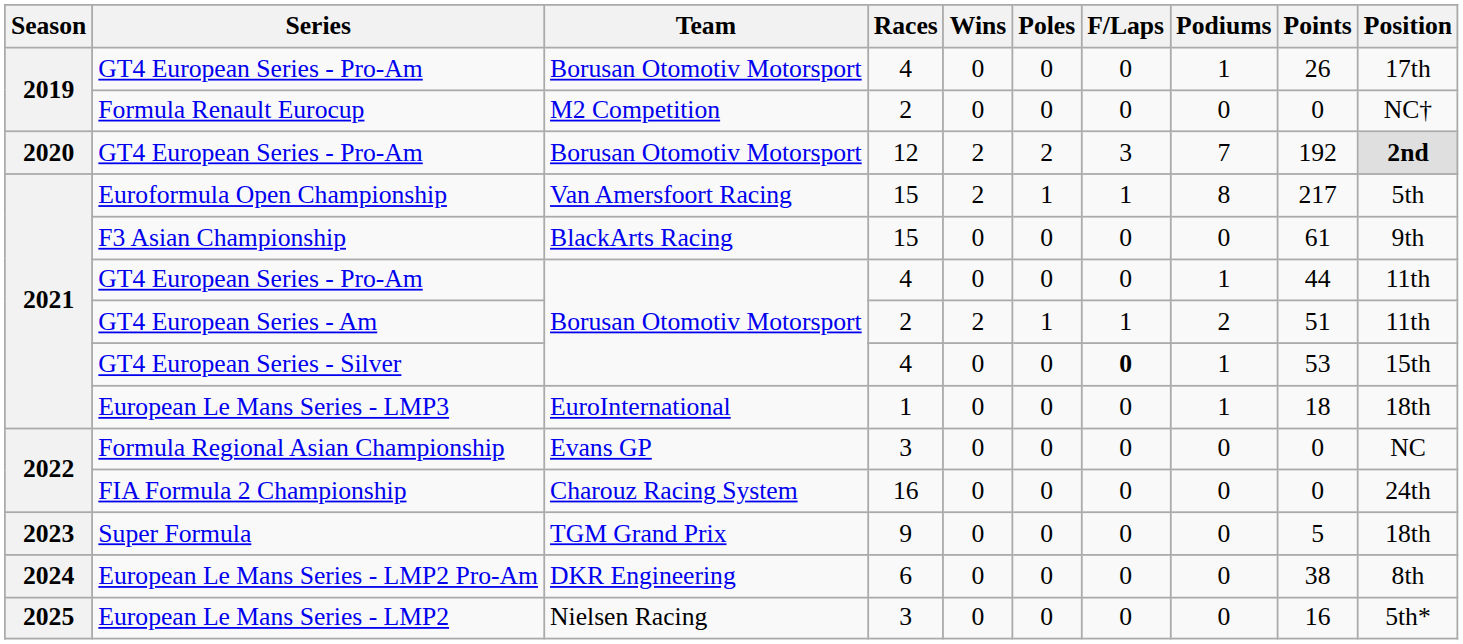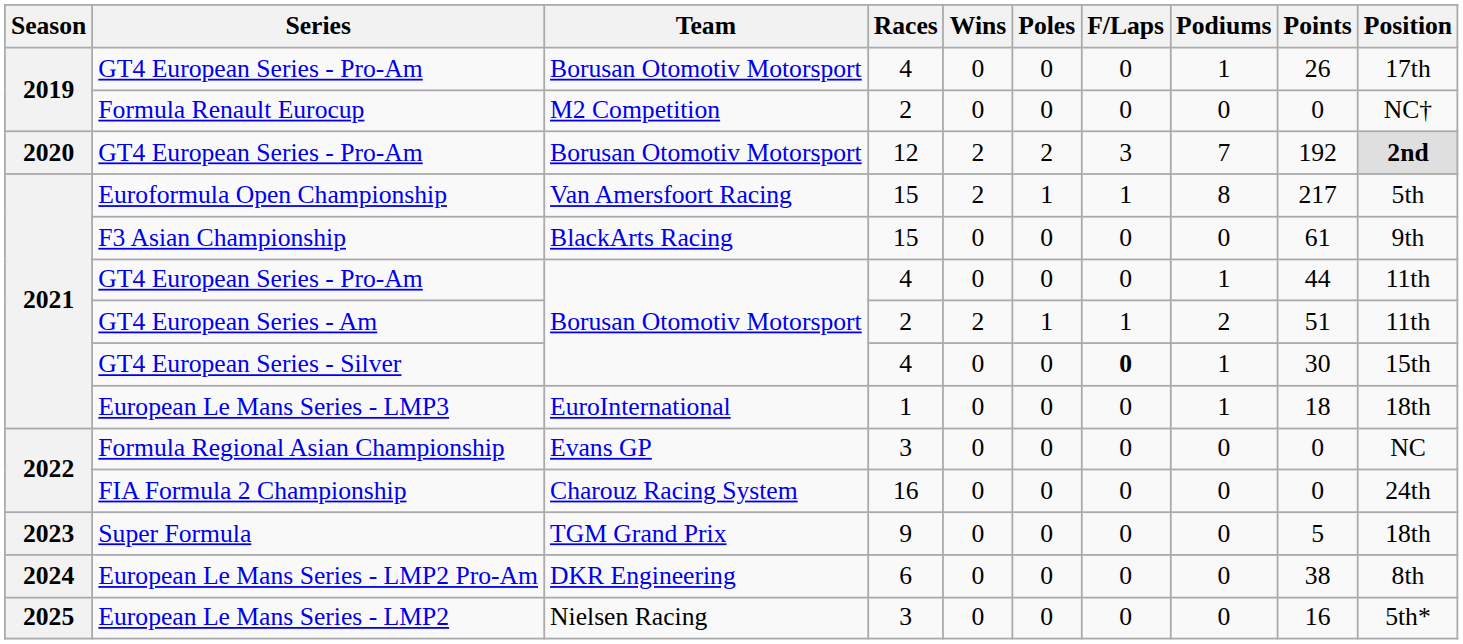(1318, 364) 53 -> (1318, 364) 30
